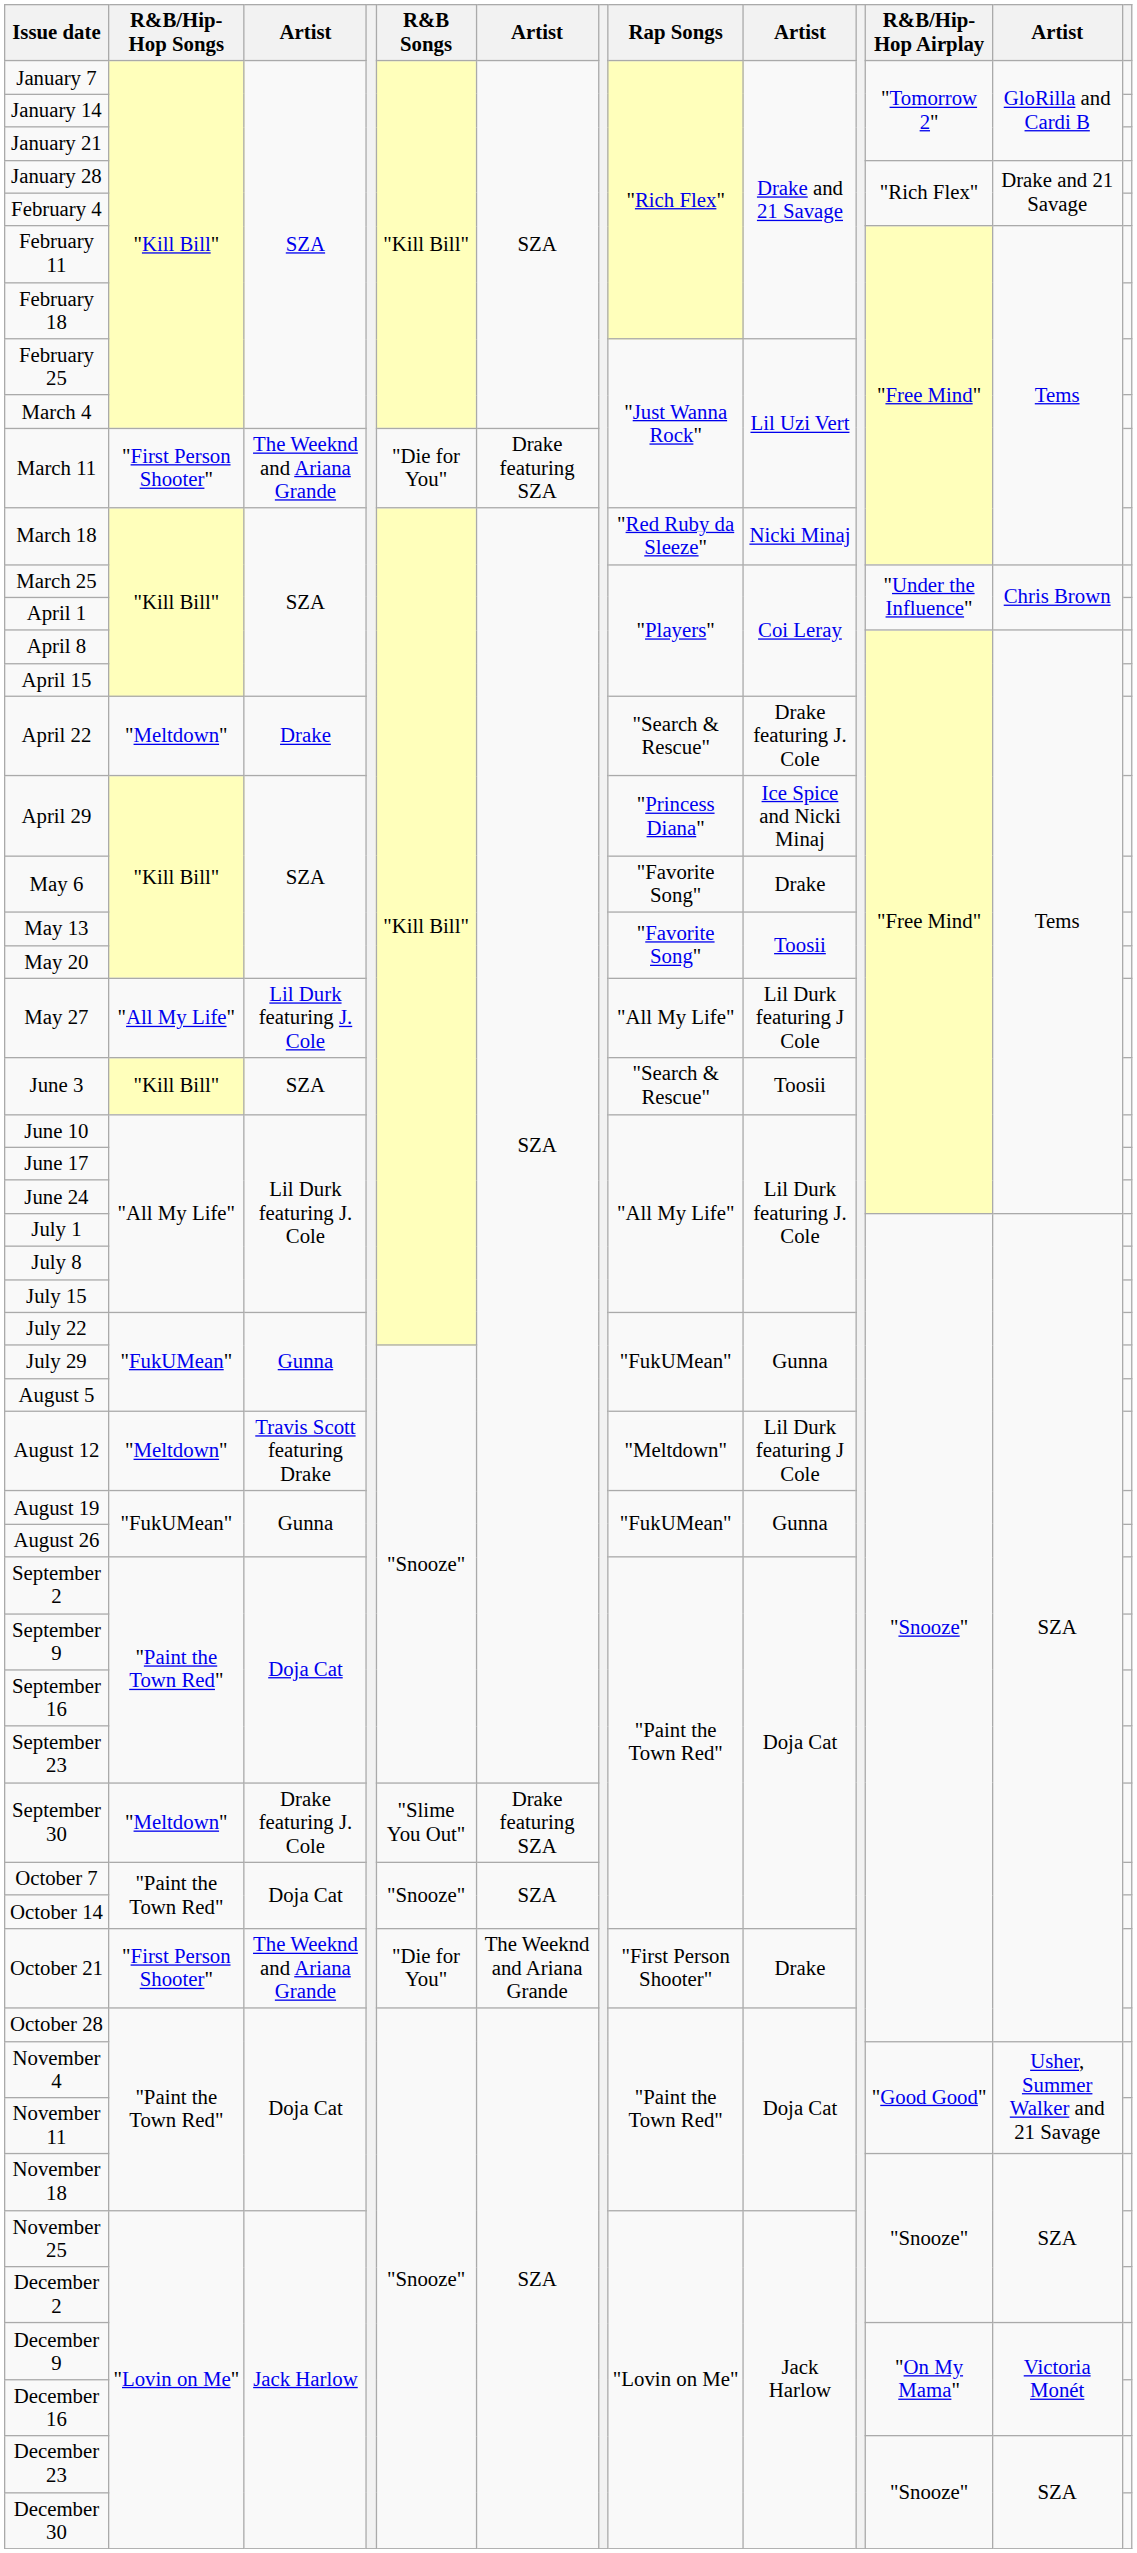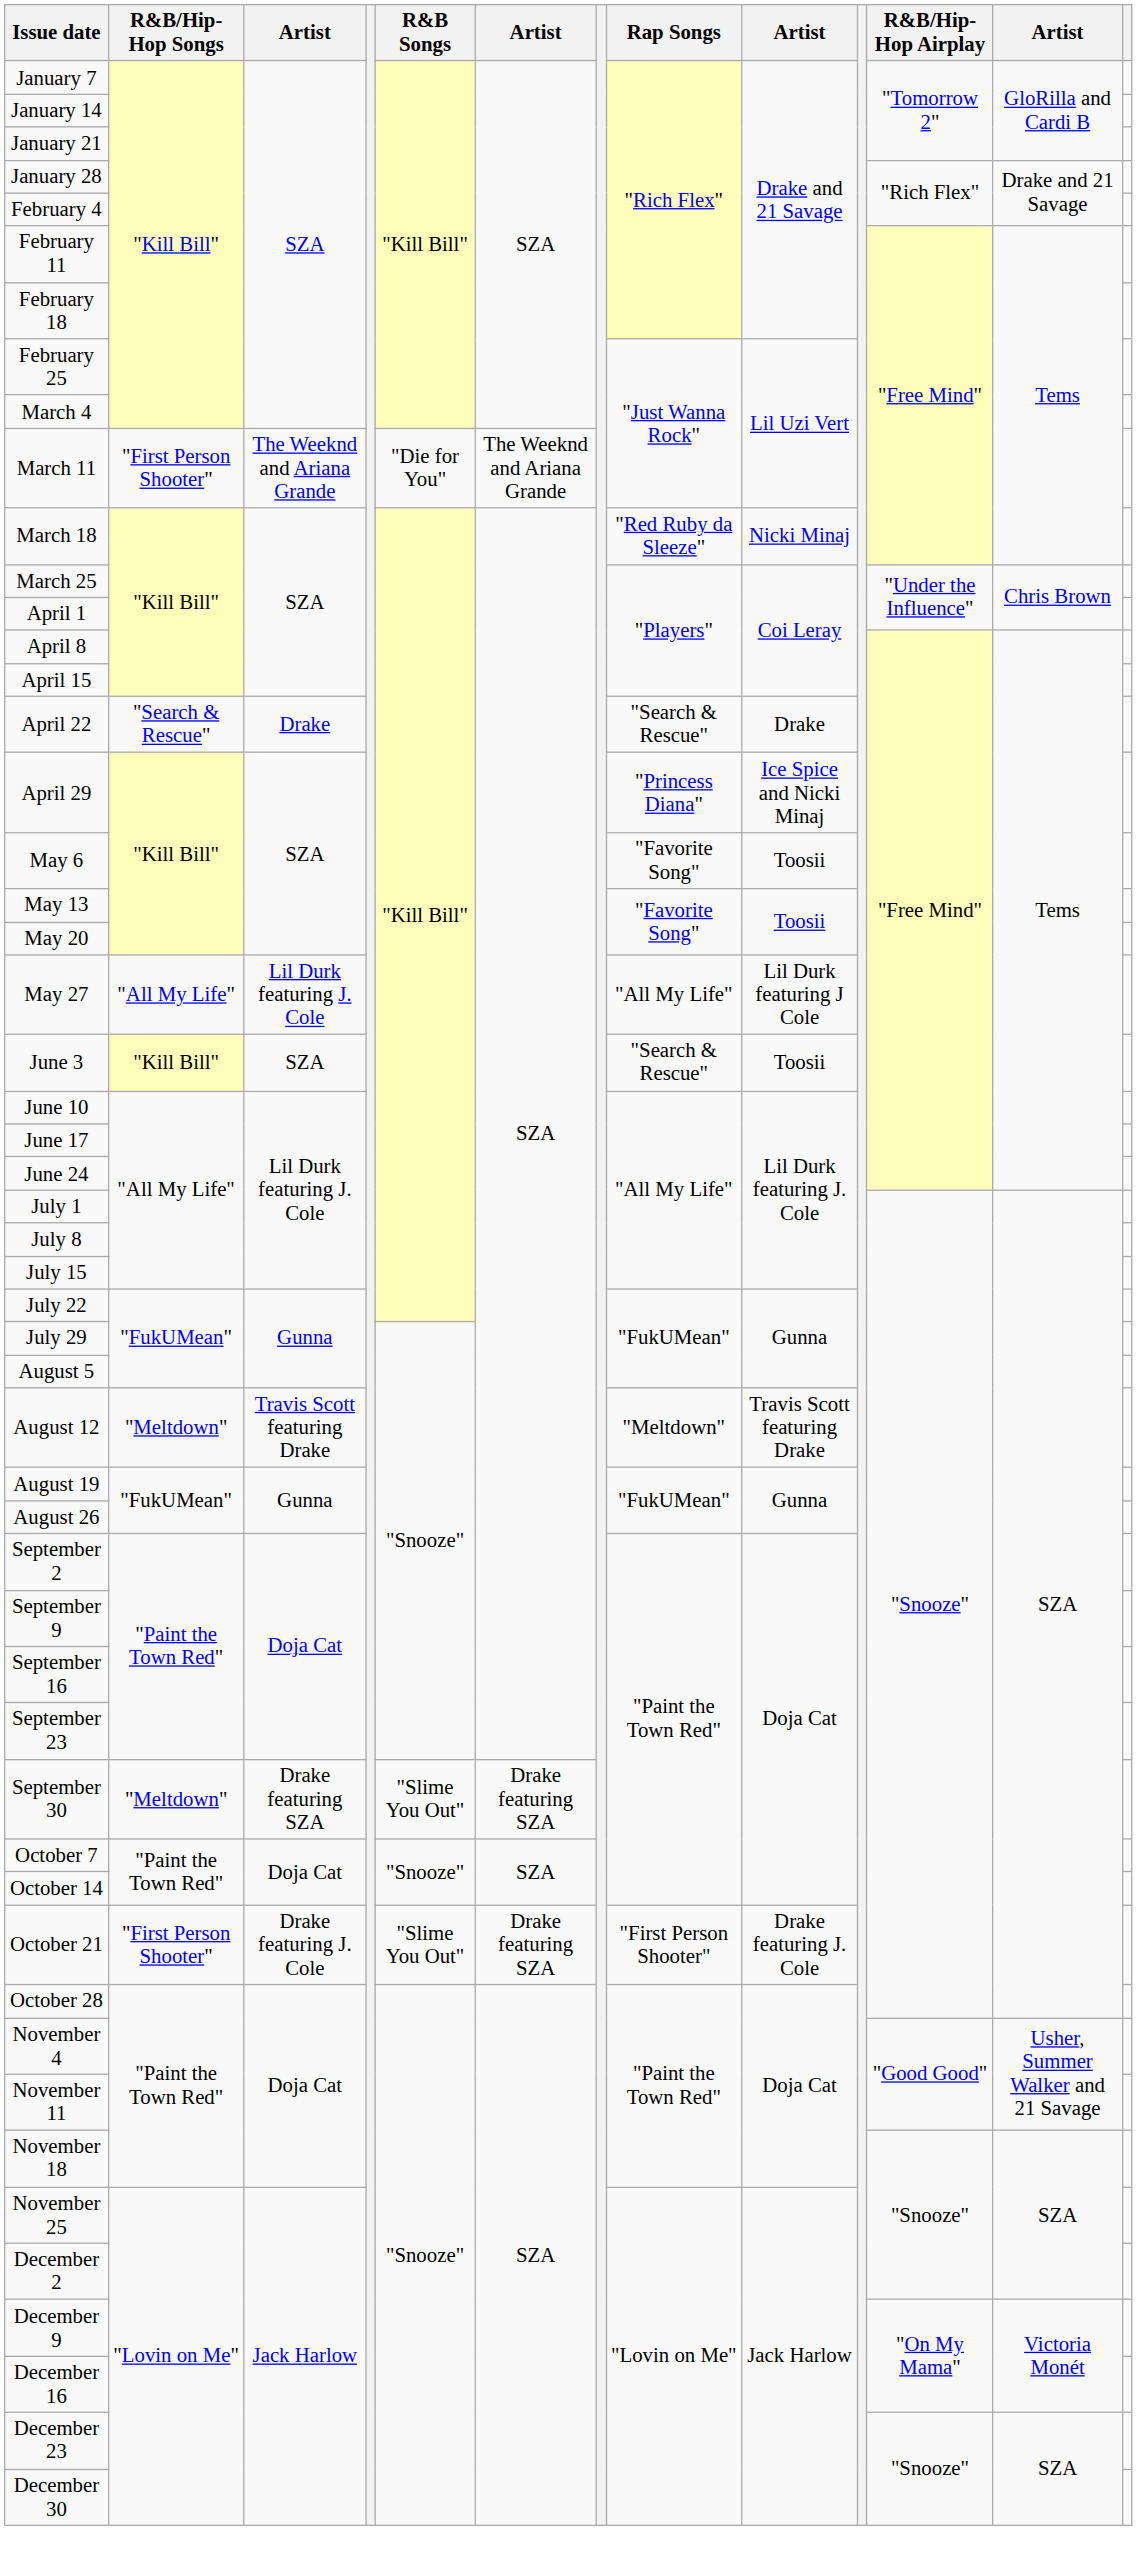(537, 467) Drake featuring SZA -> (536, 467) The Weeknd and Ariana Grande
(176, 735) "Meltdown" -> (176, 724) "Search & Rescue"
(800, 735) Drake featuring J. Cole -> (800, 724) Drake
(800, 883) Drake -> (800, 860) Toosii
(800, 1450) Lil Durk featuring J Cole -> (800, 1427) Travis Scott featuring Drake
(305, 1822) Drake featuring J. Cole -> (305, 1798) Drake featuring SZA
(305, 1968) The Weeknd and Ariana Grande -> (305, 1944) Drake featuring J. Cole
(426, 1968) "Die for You" -> (425, 1944) "Slime You Out"
(537, 1968) The Weeknd and Ariana Grande -> (536, 1944) Drake featuring SZA
(800, 1968) Drake -> (800, 1944) Drake featuring J. Cole
